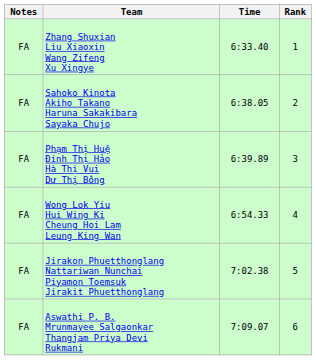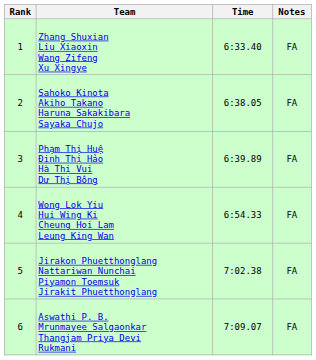columns swapped: (295, 12) <-> (24, 12)
